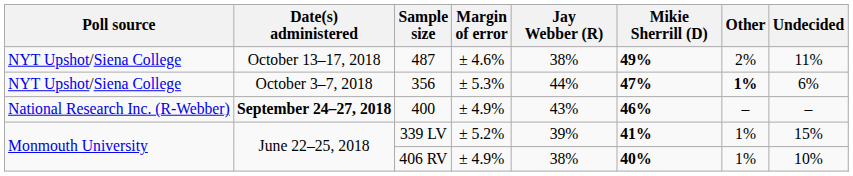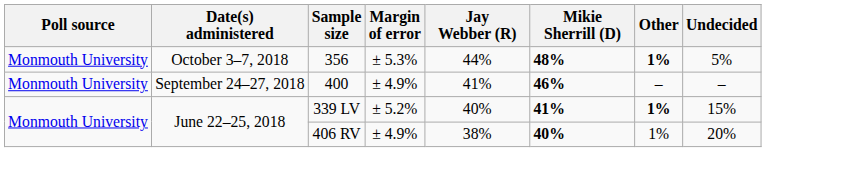- row: (423, 59)
(95, 84) NYT Upshot/Siena College -> (78, 59) Monmouth University
(636, 84) 47% -> (549, 59) 48%
(808, 84) 6% -> (722, 59) 5%
(119, 109) National Research Inc. (R-Webber) -> (78, 84) Monmouth University
(314, 109) bold -> (230, 84) normal
(564, 109) 43% -> (477, 84) 41%
(564, 134) 39% -> (477, 109) 40%
(746, 134) normal -> (659, 109) bold
(808, 158) 10% -> (722, 134) 20%
